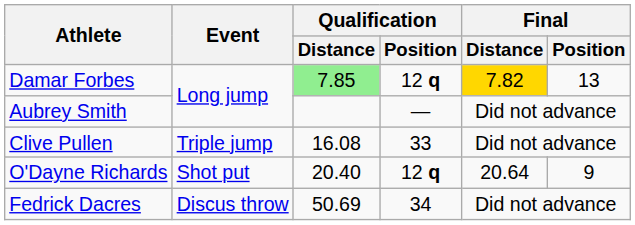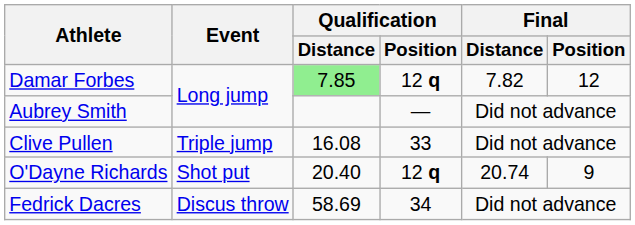(505, 81) gold background -> (505, 81) no background
(589, 81) 13 -> (589, 81) 12
(505, 173) 20.64 -> (505, 173) 20.74
(336, 204) 50.69 -> (336, 204) 58.69
